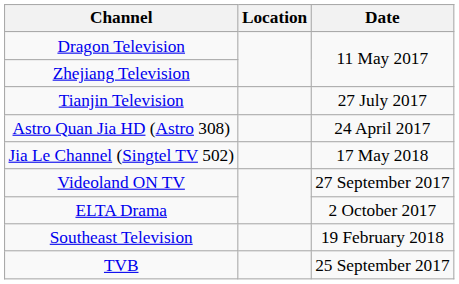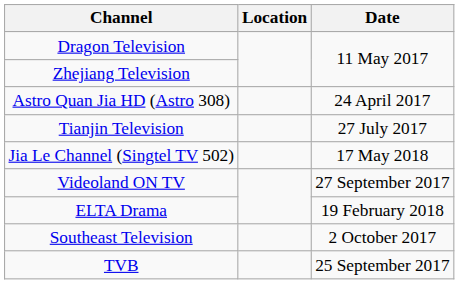rows swapped: (121, 127) <-> (121, 100)
(382, 210) 2 October 2017 -> (382, 210) 19 February 2018
(382, 237) 19 February 2018 -> (382, 237) 2 October 2017
